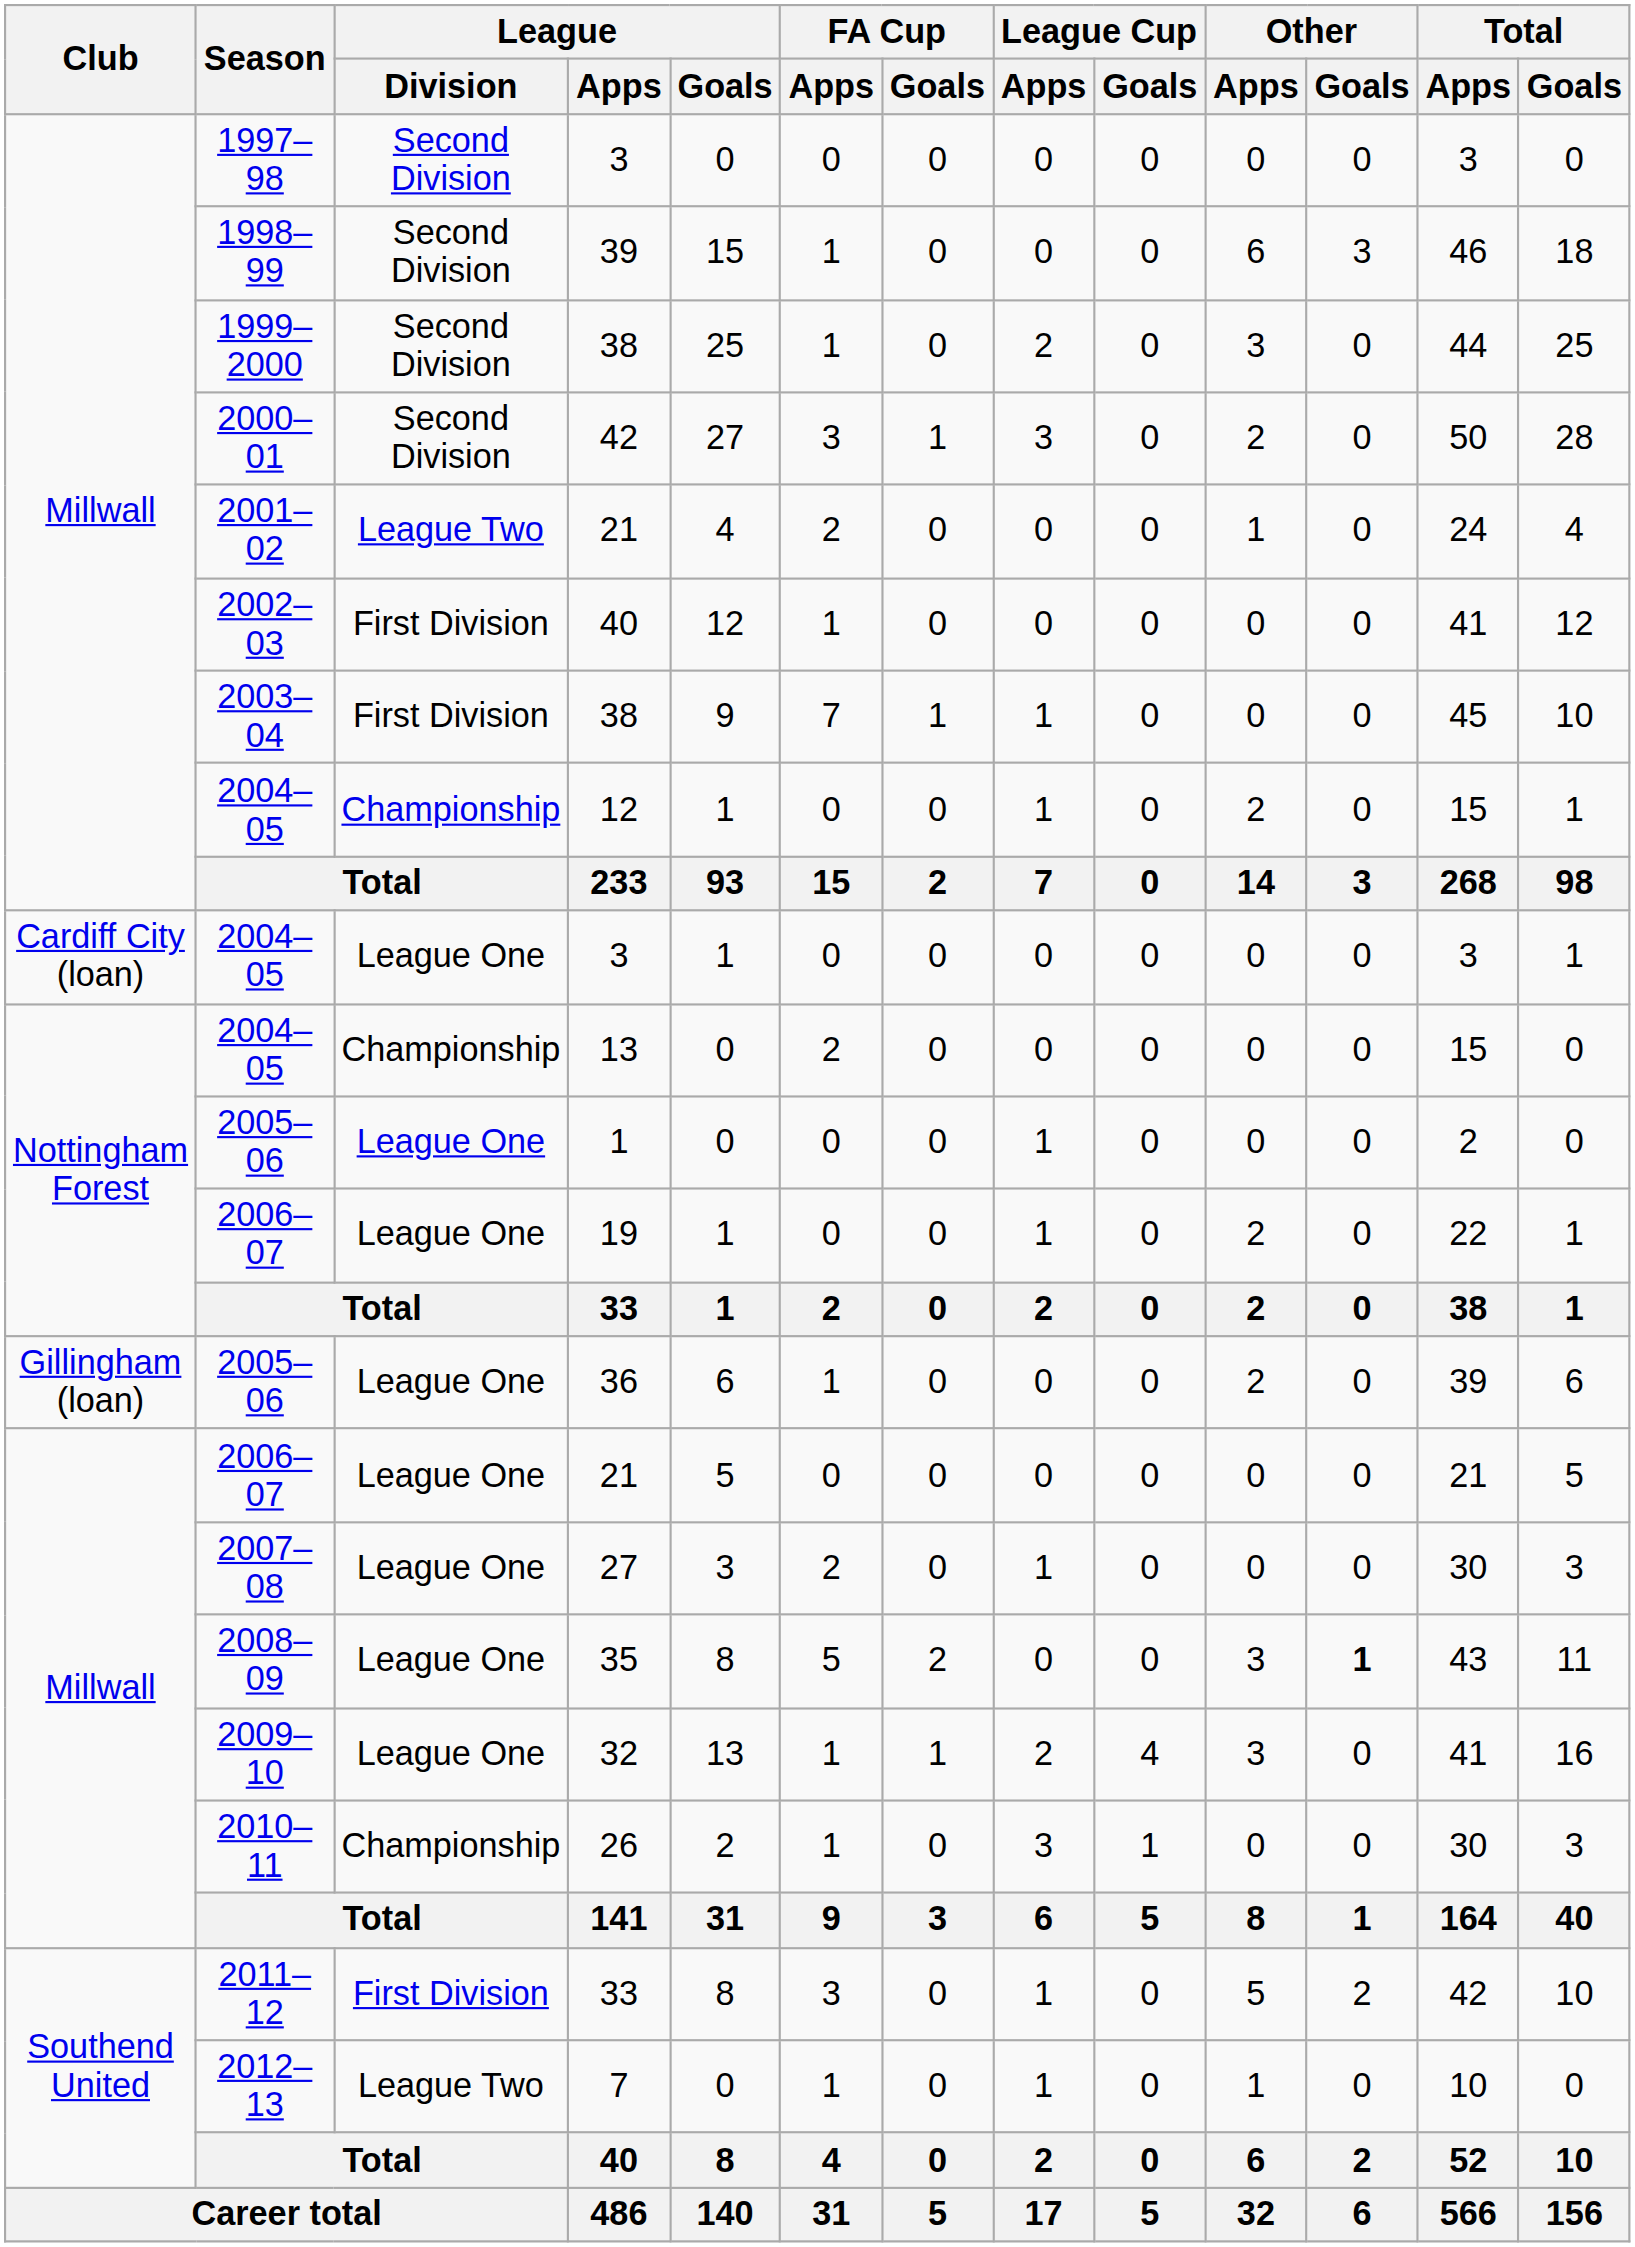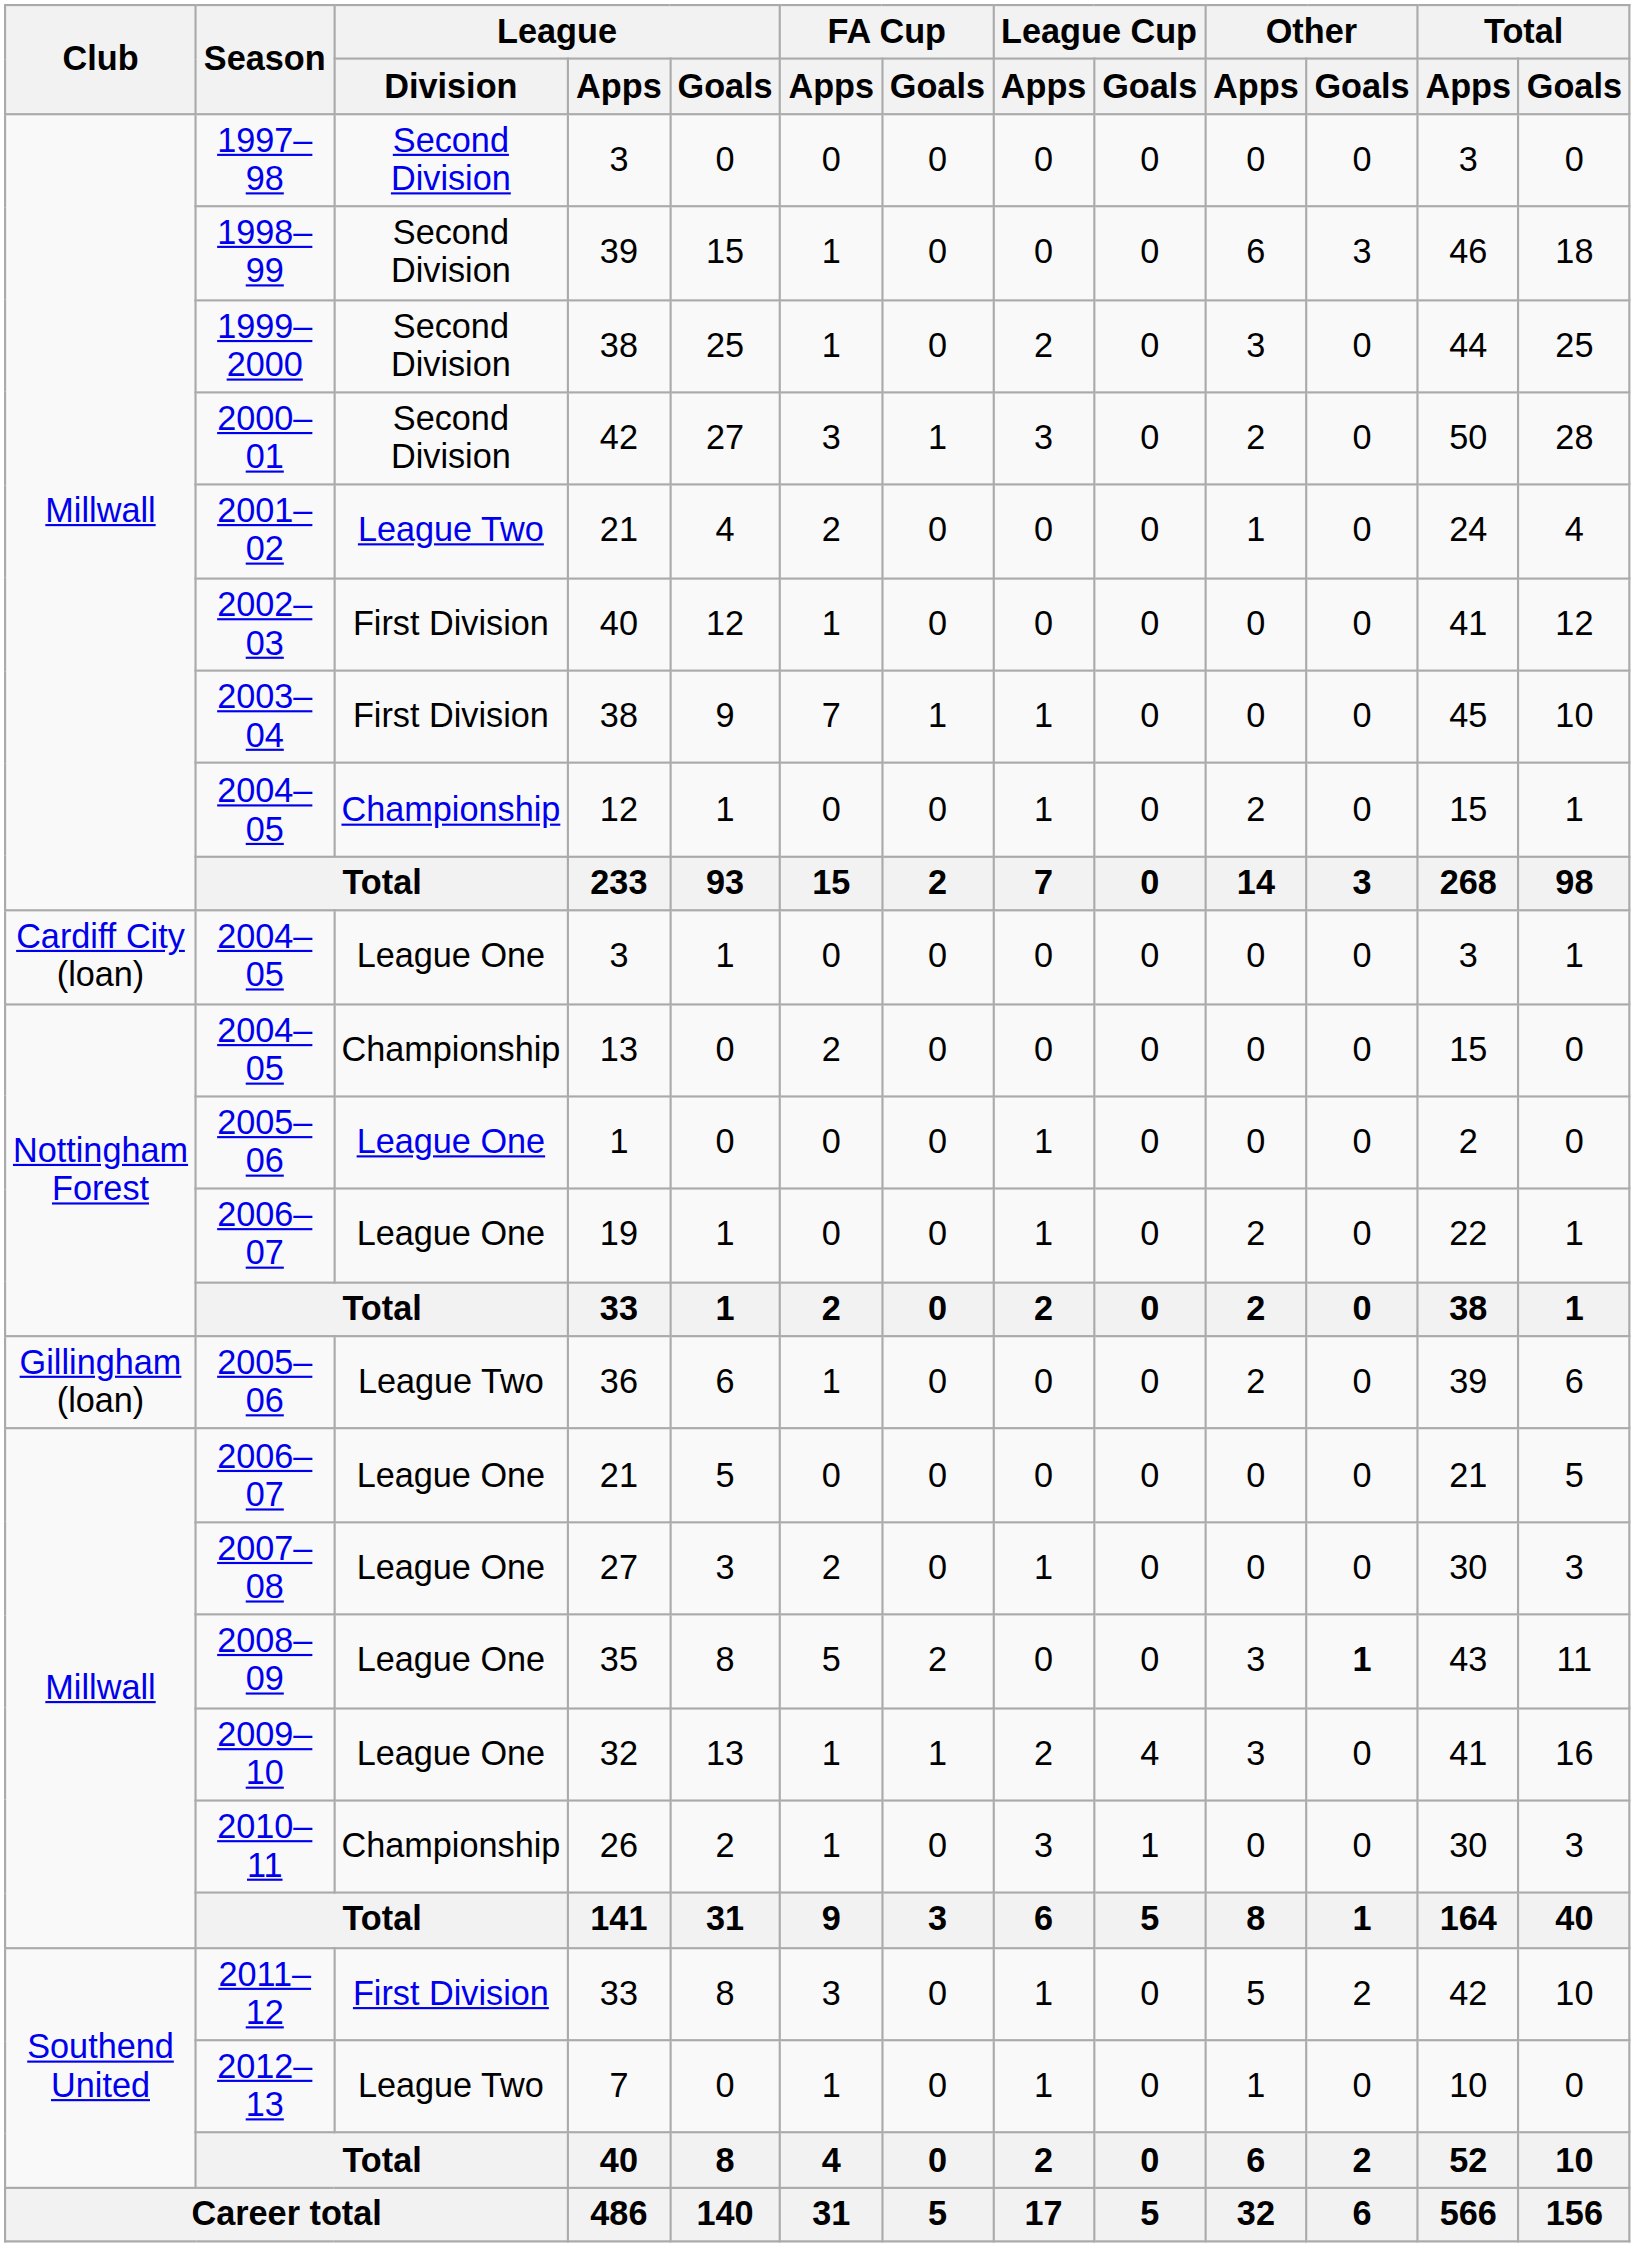(451, 1381) League One -> (451, 1381) League Two
